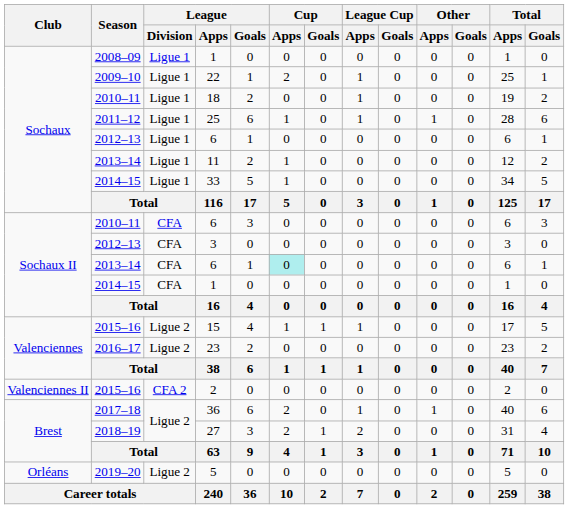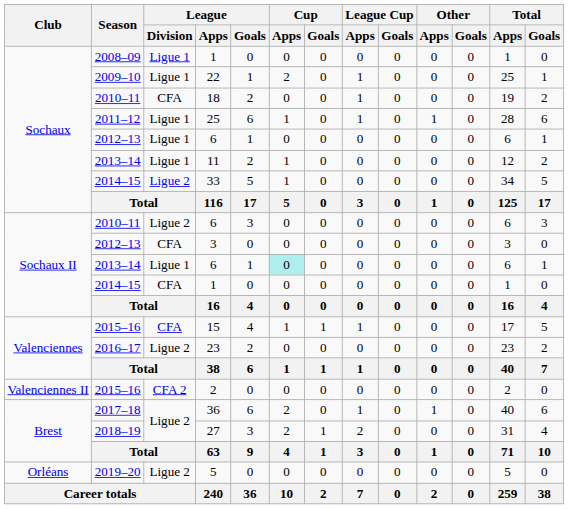(170, 98) Ligue 1 -> (170, 98) CFA
(170, 181) Ligue 1 -> (170, 181) Ligue 2
(170, 222) CFA -> (170, 222) Ligue 2
(170, 264) CFA -> (170, 264) Ligue 1
(170, 327) Ligue 2 -> (170, 327) CFA
